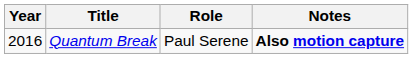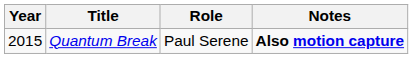(25, 41) 2016 -> (25, 41) 2015
